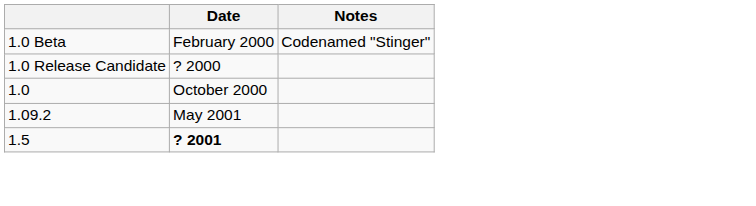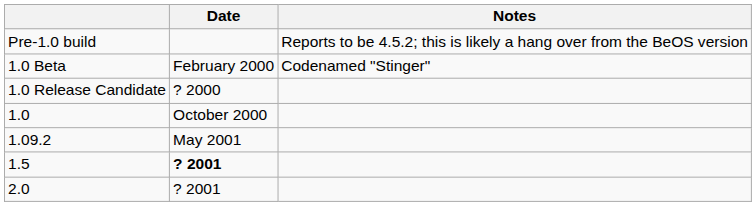+ row: (52, 41)
+ row: (19, 189)
